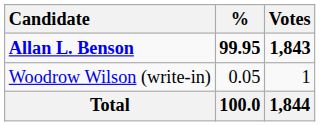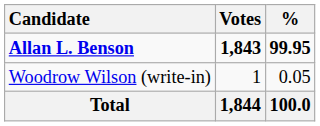columns swapped: (290, 18) <-> (240, 18)
